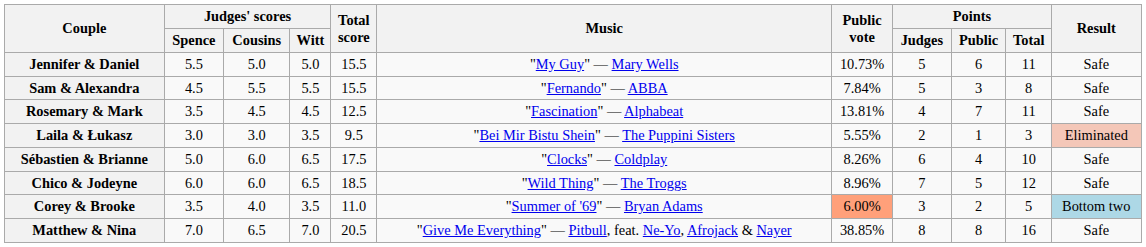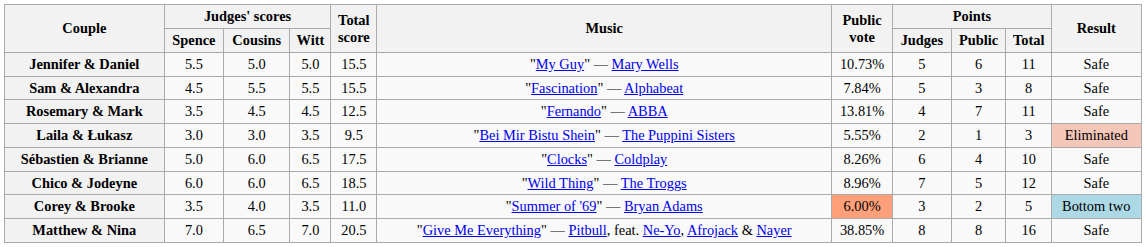(604, 88) "Fernando" — ABBA -> (604, 88) "Fascination" — Alphabeat
(604, 111) "Fascination" — Alphabeat -> (604, 111) "Fernando" — ABBA
